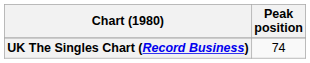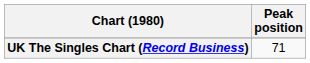(279, 48) 74 -> (279, 48) 71
